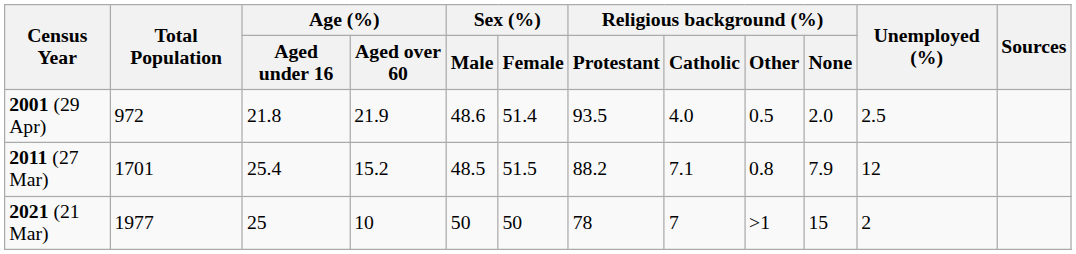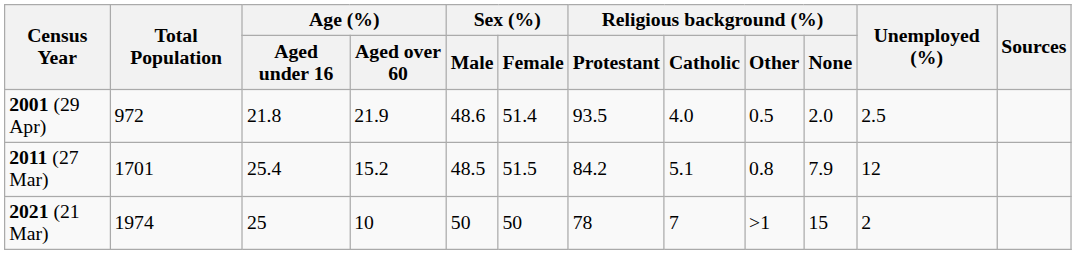(590, 169) 88.2 -> (590, 169) 84.2
(681, 169) 7.1 -> (681, 169) 5.1
(134, 222) 1977 -> (134, 222) 1974
